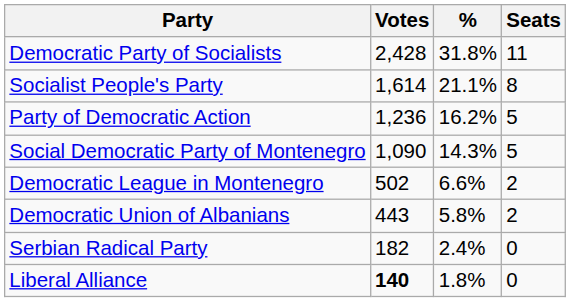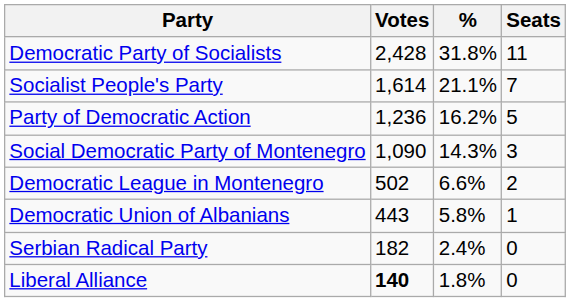(512, 85) 8 -> (512, 85) 7
(512, 150) 5 -> (512, 150) 3
(512, 215) 2 -> (512, 215) 1
